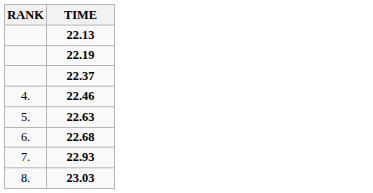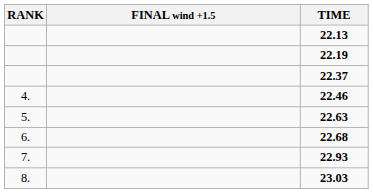+ column: (173, 15)
